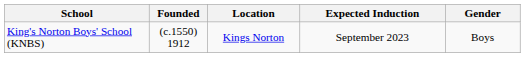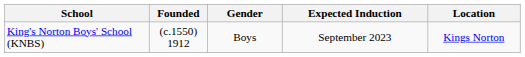columns swapped: (254, 13) <-> (483, 13)
